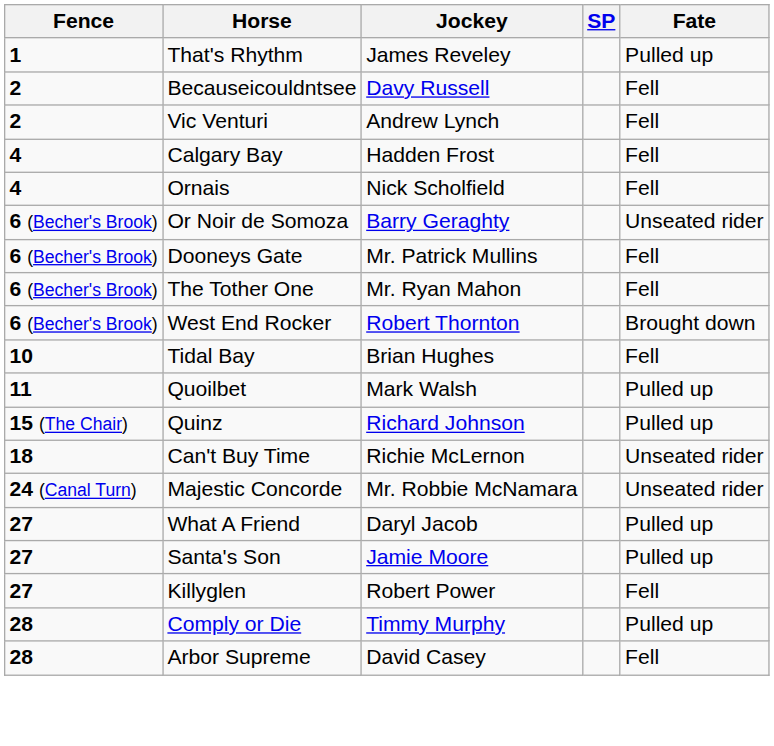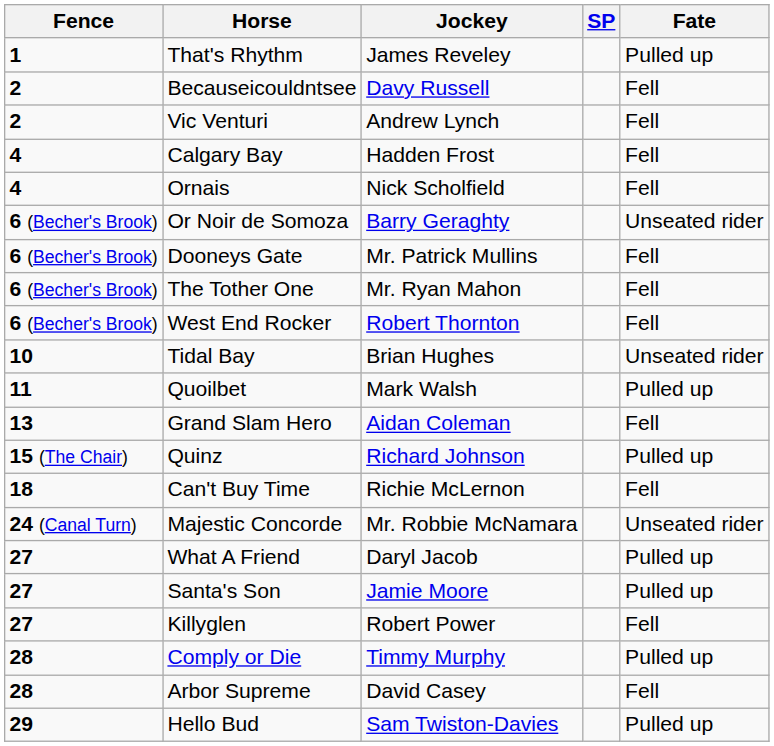(690, 322) Brought down -> (642, 322) Fell
(642, 356) Fell -> (694, 356) Unseated rider
+ row: (250, 423)
(694, 456) Unseated rider -> (642, 490) Fell
+ row: (213, 724)
